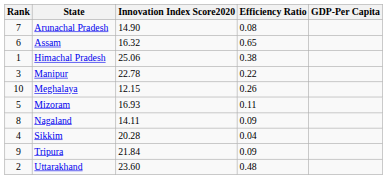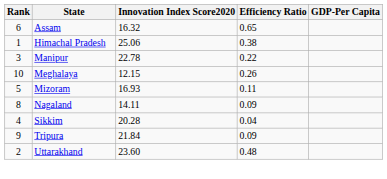- row: (71, 27)
